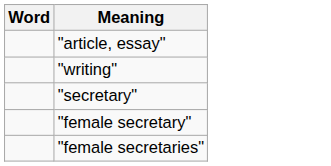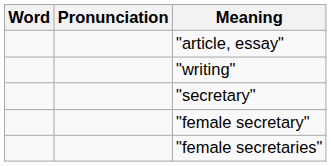+ column: (113, 17)
